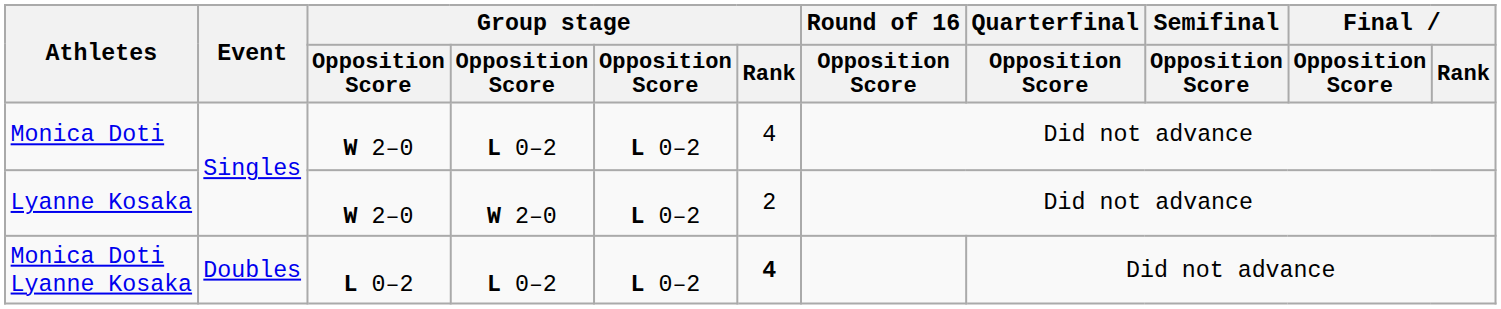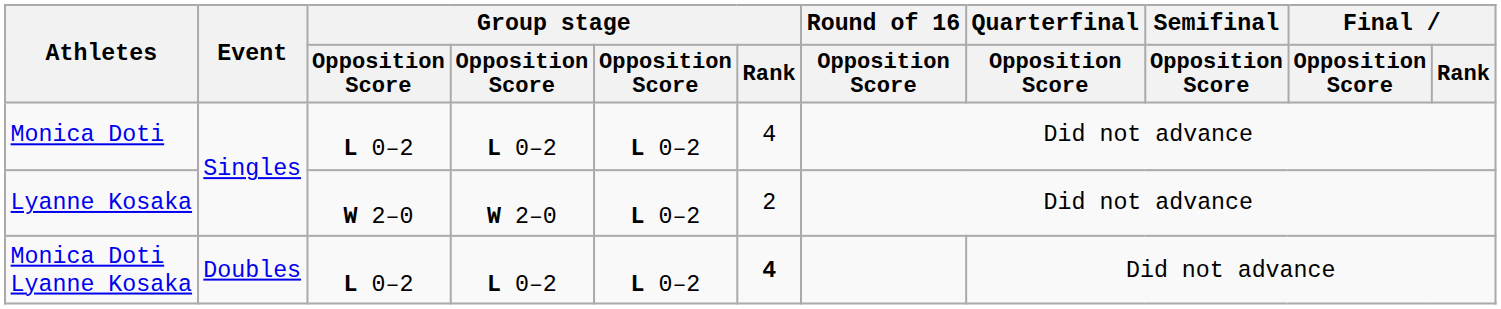(378, 150) W 2–0 -> (378, 150) L 0–2
